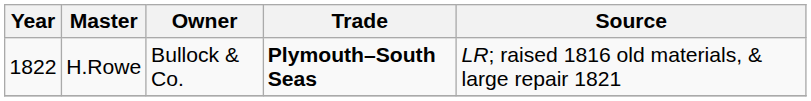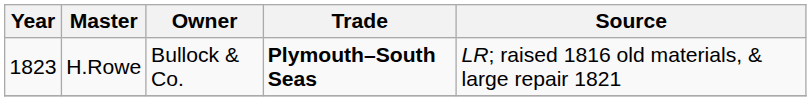(33, 66) 1822 -> (33, 66) 1823
